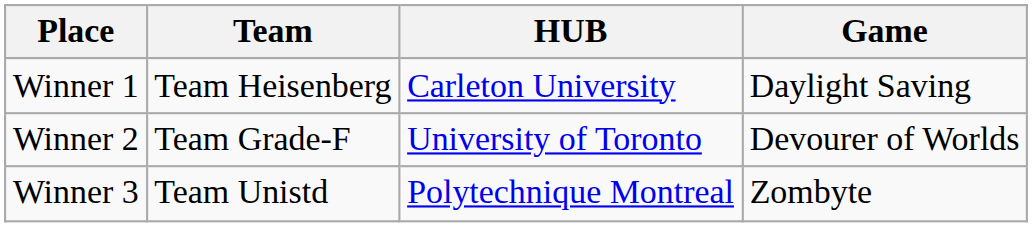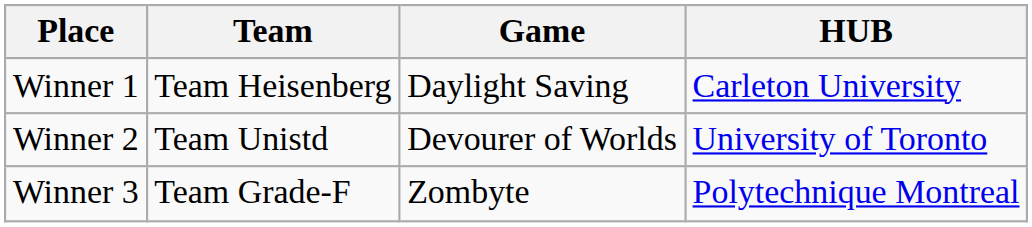columns swapped: (571, 31) <-> (885, 31)
(253, 138) Team Grade-F -> (241, 138) Team Unistd
(241, 192) Team Unistd -> (253, 192) Team Grade-F
